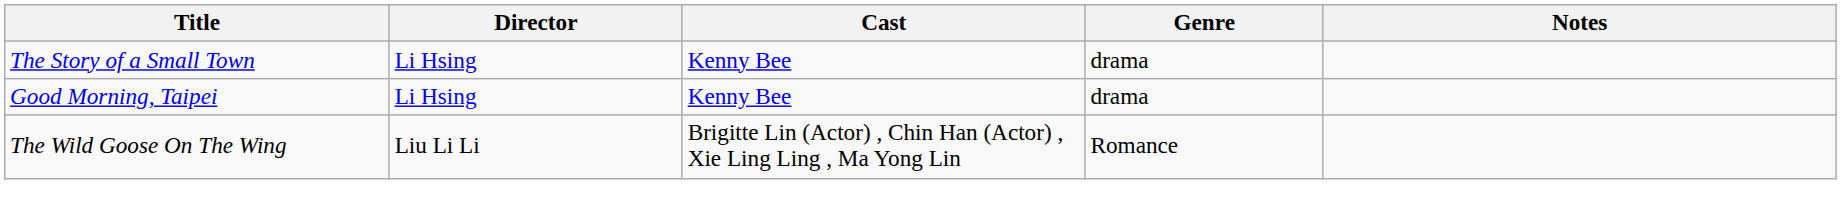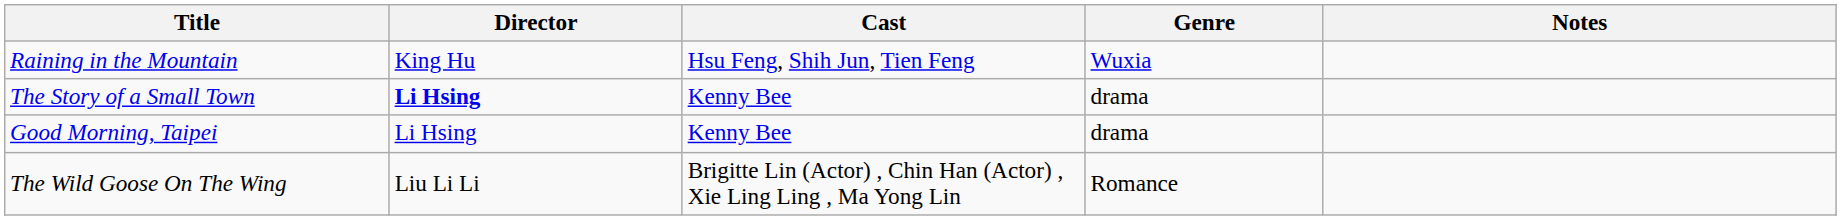+ row: (124, 59)
(436, 59) normal -> (438, 96) bold
